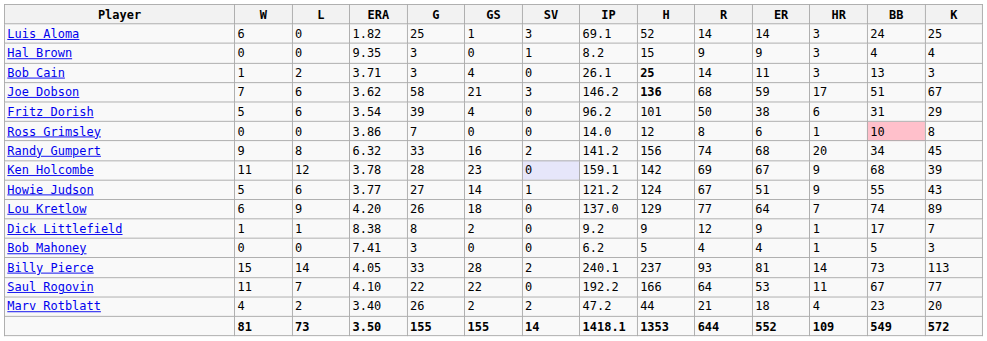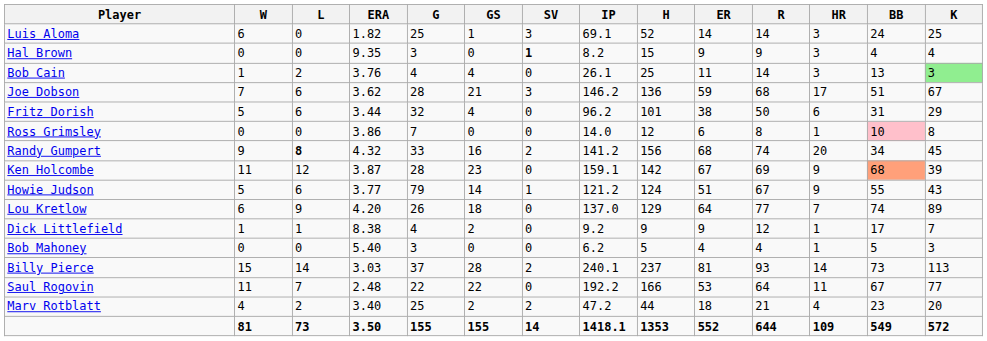columns swapped: (724, 14) <-> (781, 14)
(529, 53) normal -> (529, 53) bold
(367, 73) 3.71 -> (367, 73) 3.76
(414, 73) 3 -> (414, 73) 4
(647, 73) bold -> (647, 73) normal
(931, 73) no background -> (931, 73) lightgreen background
(417, 92) 58 -> (417, 92) 28
(651, 92) bold -> (651, 92) normal
(367, 112) 3.54 -> (367, 112) 3.44
(417, 112) 39 -> (417, 112) 32
(299, 151) normal -> (299, 151) bold
(367, 151) 6.32 -> (367, 151) 4.32
(367, 170) 3.78 -> (367, 170) 3.87
(529, 170) lavender background -> (529, 170) no background
(877, 170) no background -> (877, 170) lightsalmon background
(417, 190) 27 -> (417, 190) 79
(414, 229) 8 -> (414, 229) 4
(367, 248) 7.41 -> (367, 248) 5.40
(367, 268) 4.05 -> (367, 268) 3.03
(417, 268) 33 -> (417, 268) 37
(367, 287) 4.10 -> (367, 287) 2.48
(417, 307) 26 -> (417, 307) 25
